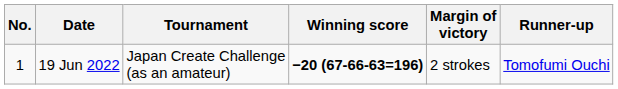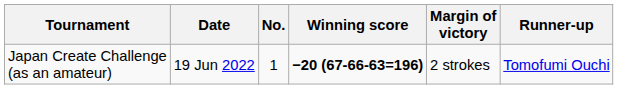columns swapped: (20, 25) <-> (206, 25)
